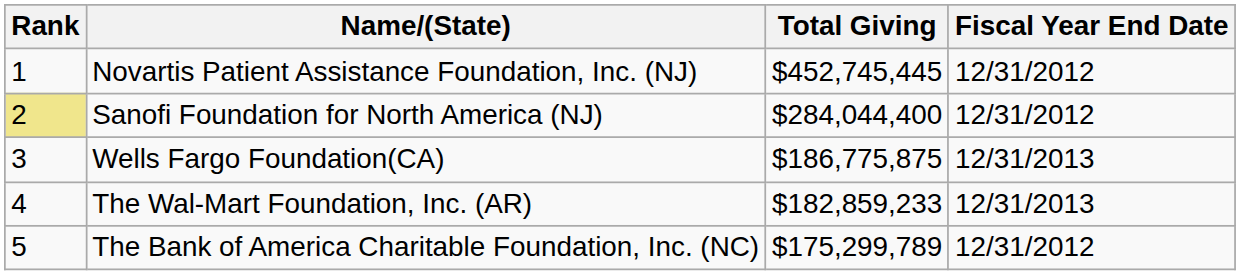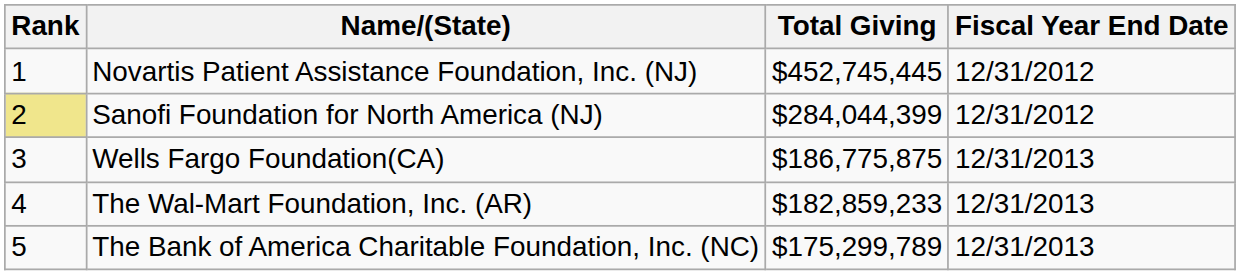(857, 114) $284,044,400 -> (857, 114) $284,044,399
(1025, 247) 12/31/2012 -> (1025, 247) 12/31/2013
